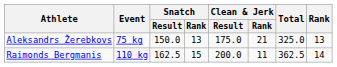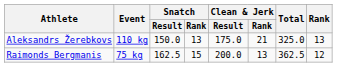(129, 40) 75 kg -> (132, 40) 110 kg
(132, 55) 110 kg -> (129, 55) 75 kg
(262, 55) 11 -> (262, 55) 13
(319, 55) 14 -> (319, 55) 12
